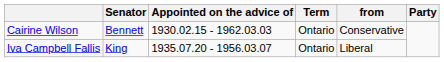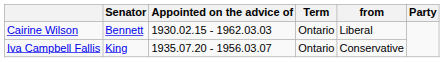(372, 30) Conservative -> (356, 30) Liberal
(356, 48) Liberal -> (372, 48) Conservative
